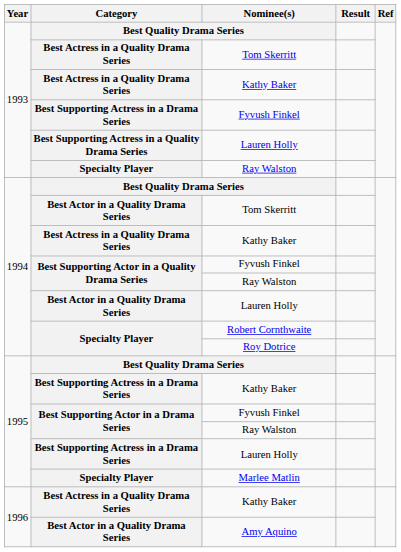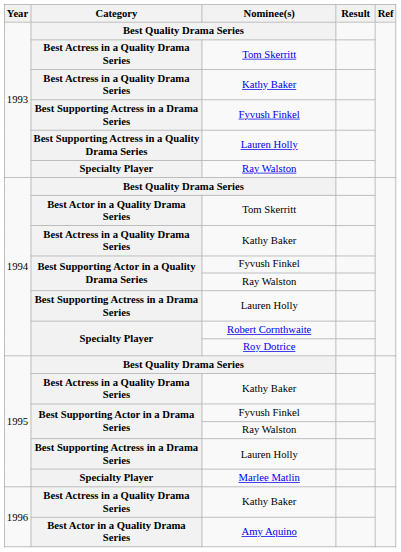(116, 306) Best Actor in a Quality Drama Series -> (116, 306) Best Supporting Actress in a Drama Series
(116, 389) Best Supporting Actress in a Drama Series -> (116, 389) Best Actress in a Quality Drama Series
